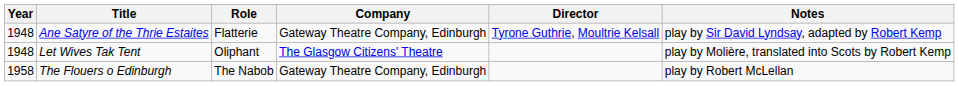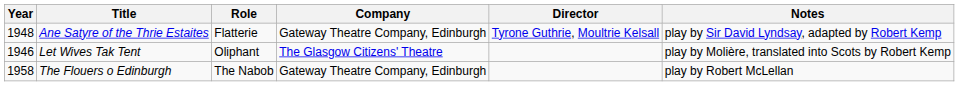(20, 52) 1948 -> (20, 52) 1946
